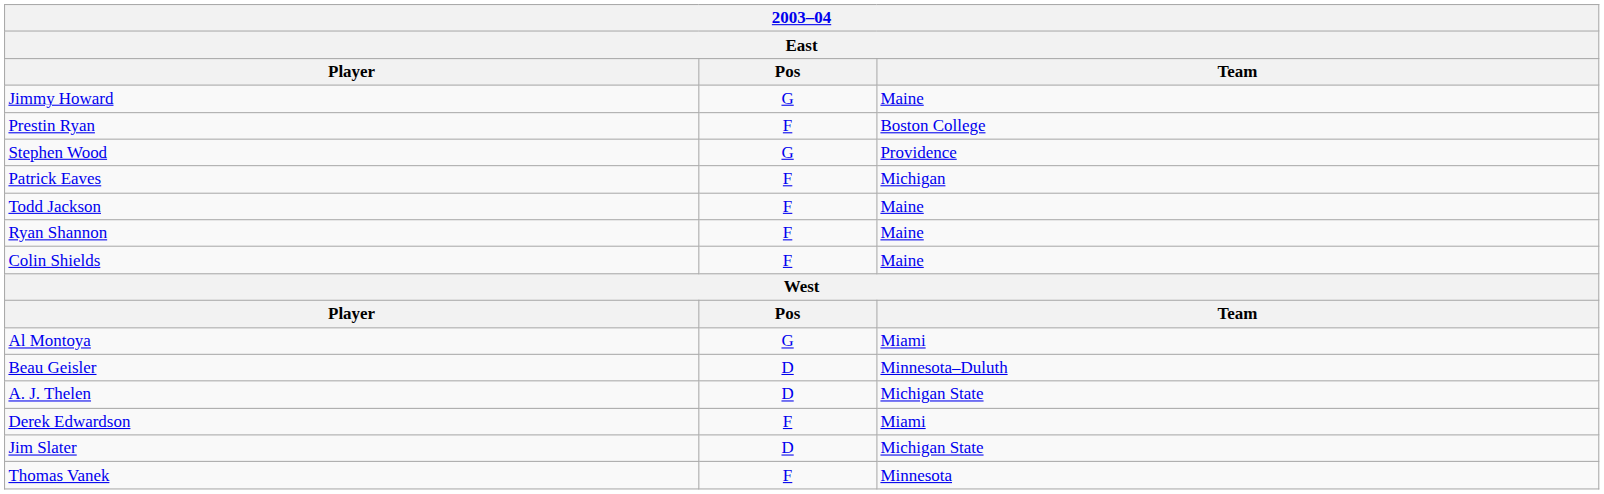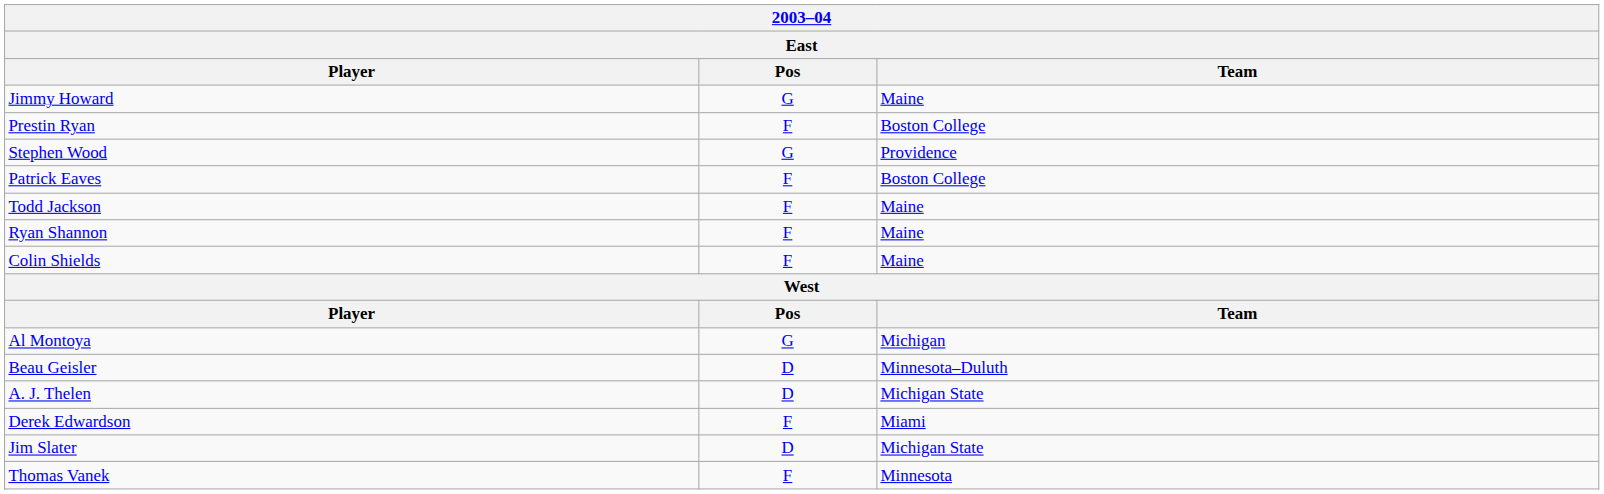(913, 179) Michigan -> (933, 179) Boston College
(903, 340) Miami -> (913, 340) Michigan
